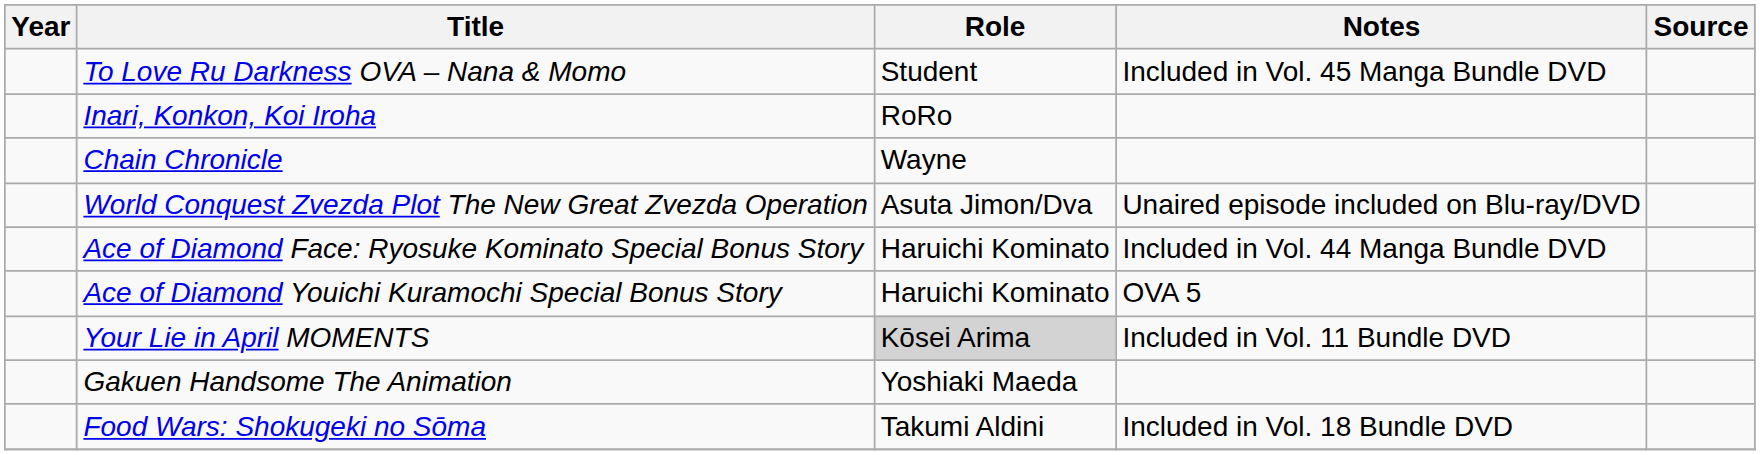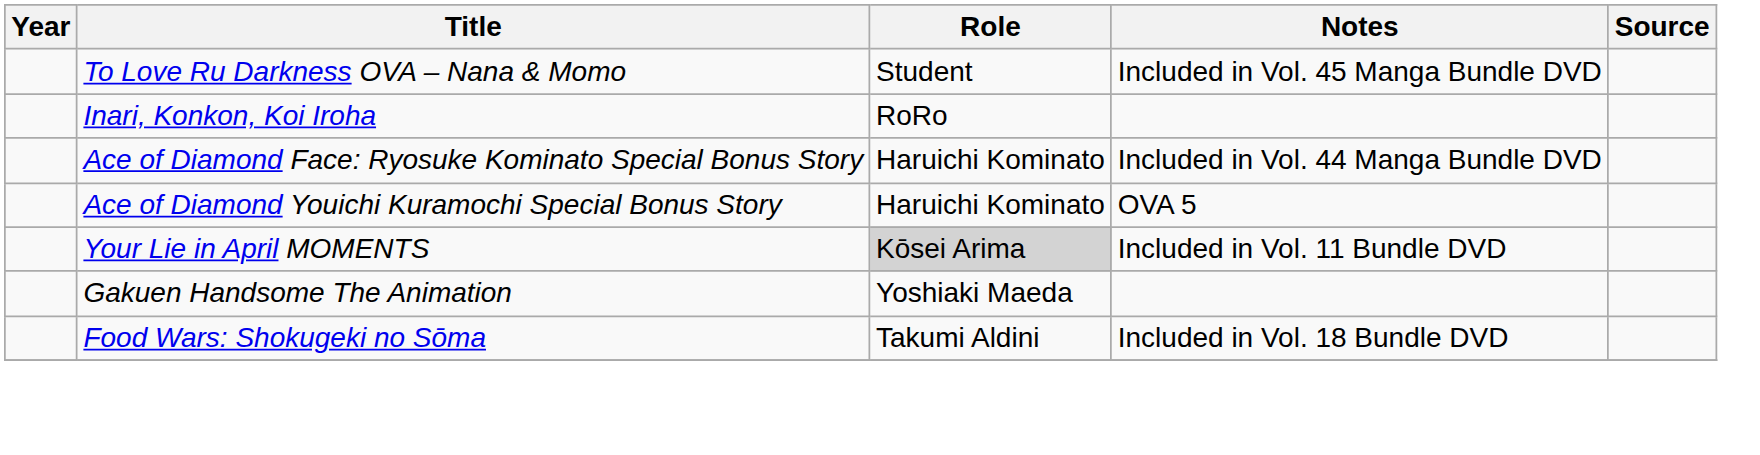- row: (183, 159)
- row: (476, 204)
